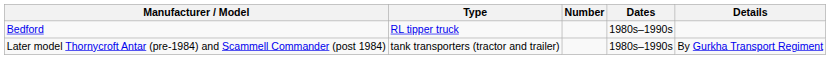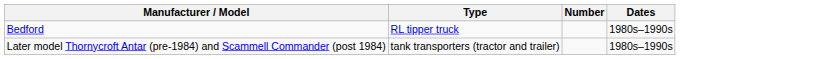- column: (750, 12)
